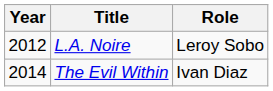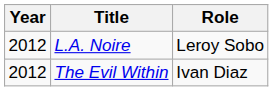(28, 72) 2014 -> (28, 72) 2012
